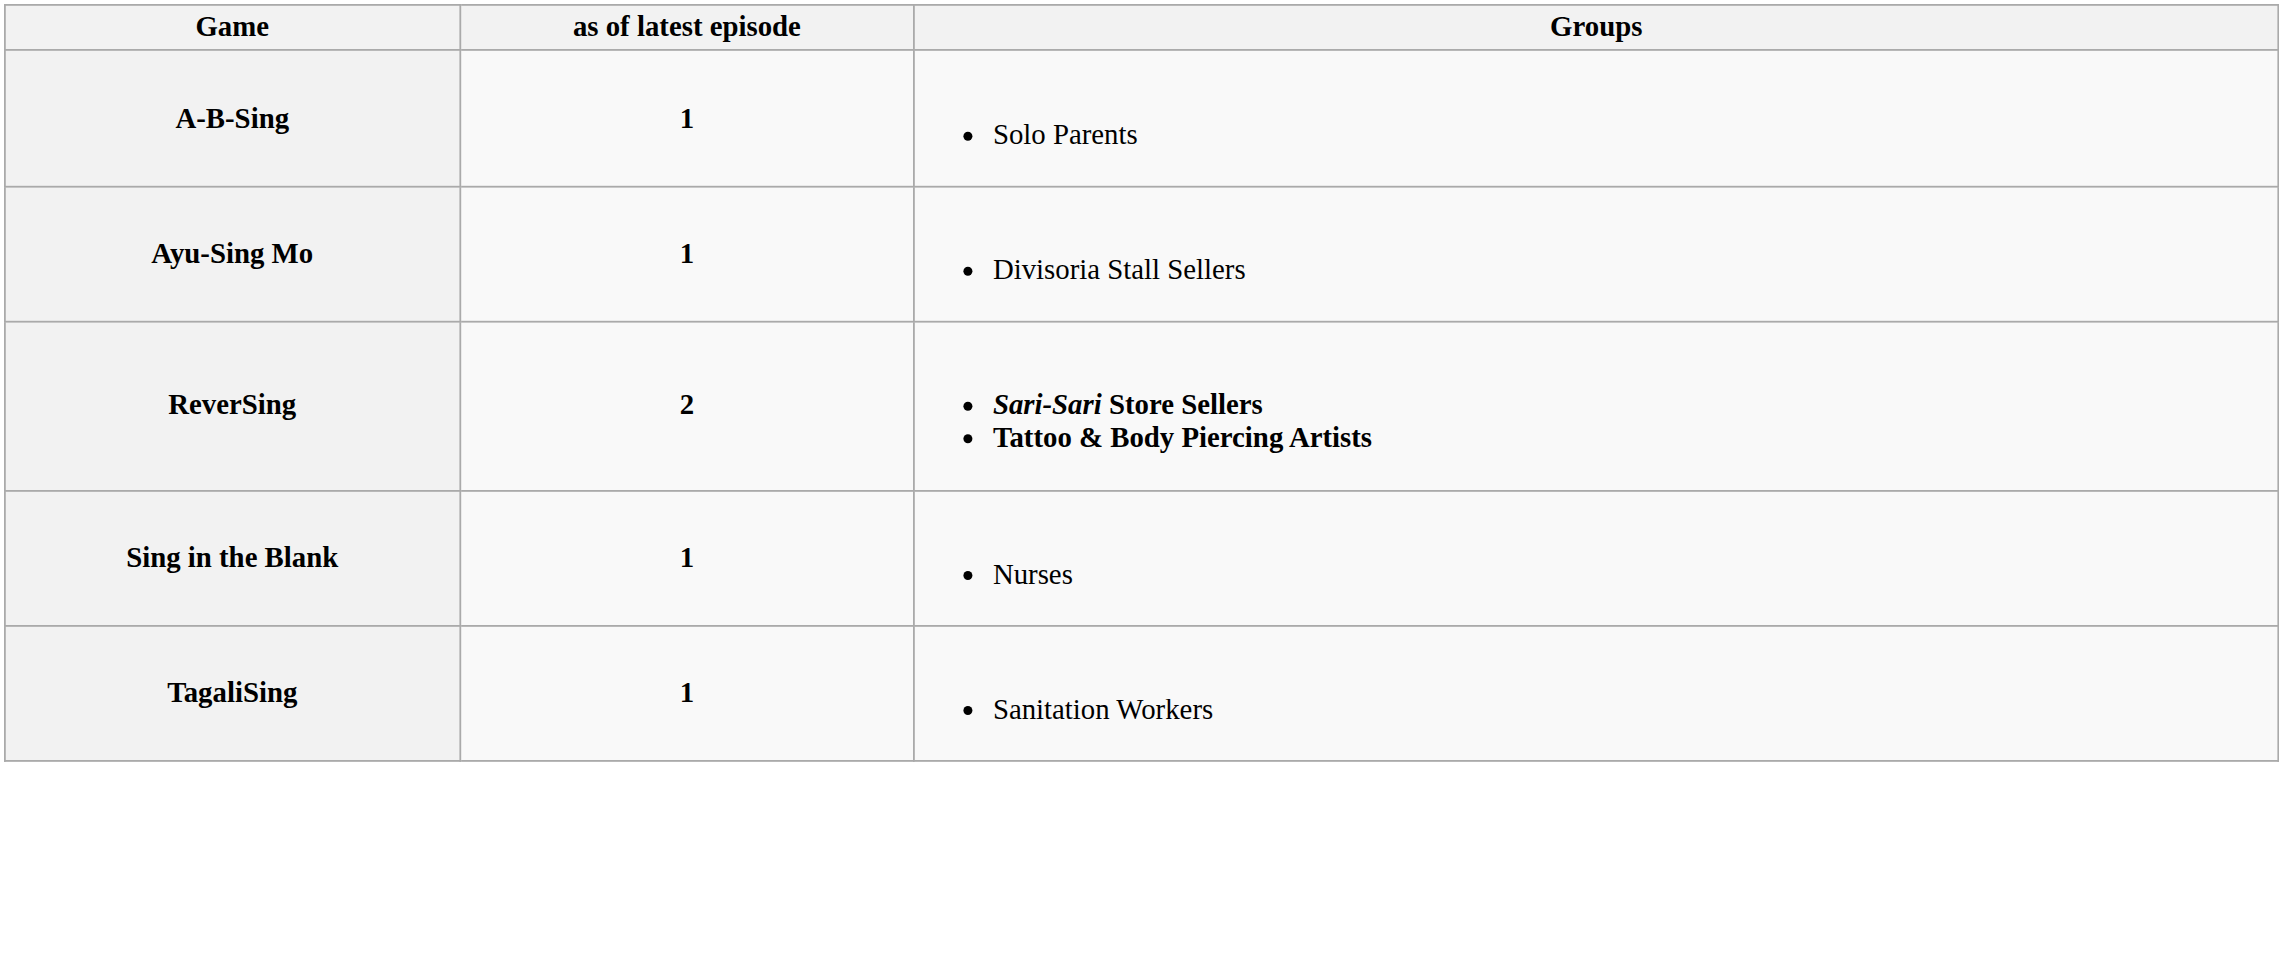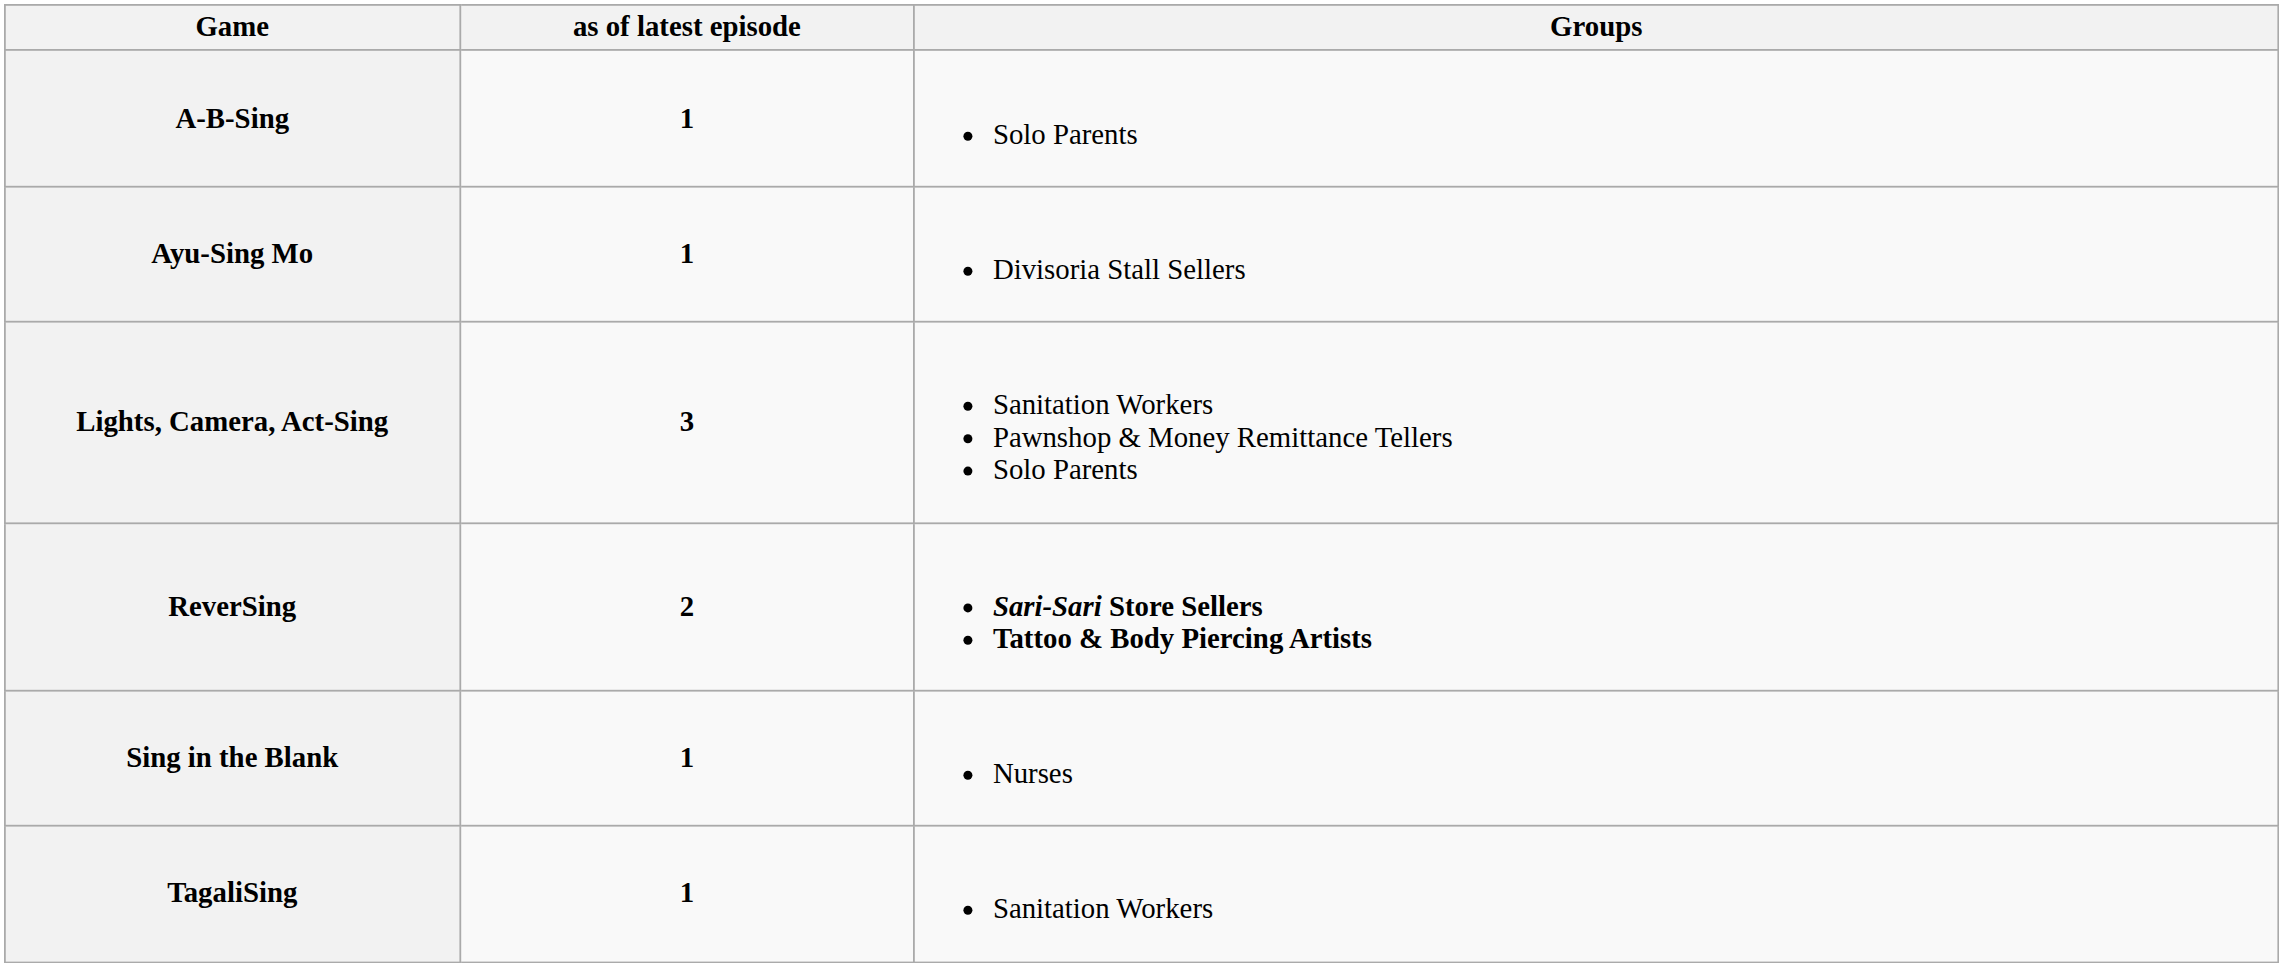+ row: (232, 421)
